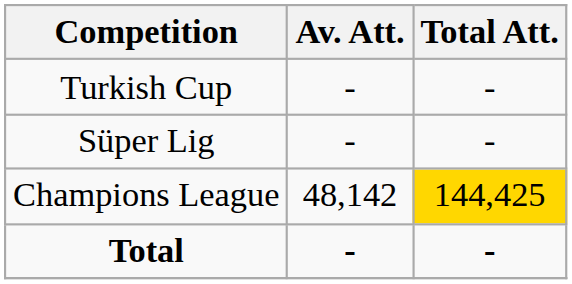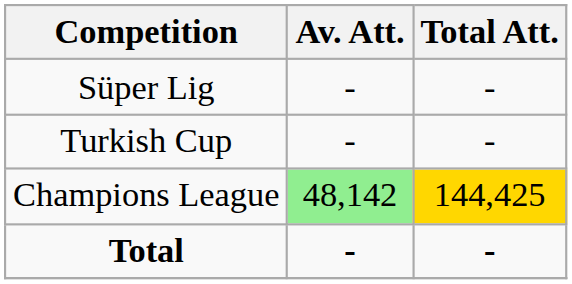rows swapped: (146, 140) <-> (146, 86)
(350, 195) no background -> (350, 195) lightgreen background
